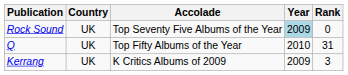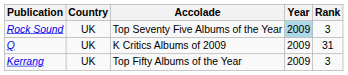(328, 29) 0 -> (328, 29) 3
(177, 45) Top Fifty Albums of the Year -> (169, 45) K Critics Albums of 2009
(299, 45) 2010 -> (299, 45) 2009
(169, 62) K Critics Albums of 2009 -> (177, 62) Top Fifty Albums of the Year
